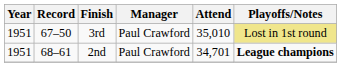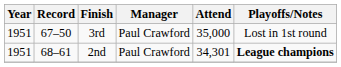(213, 33) 35,010 -> (213, 33) 35,000
(285, 33) khaki background -> (285, 33) no background
(213, 52) 34,701 -> (213, 52) 34,301
